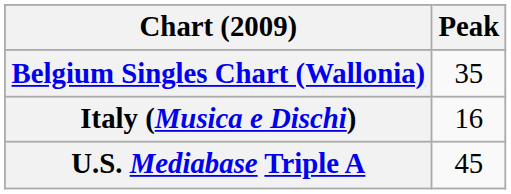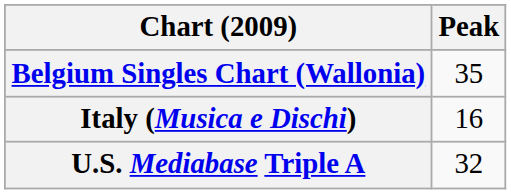(469, 164) 45 -> (469, 164) 32
